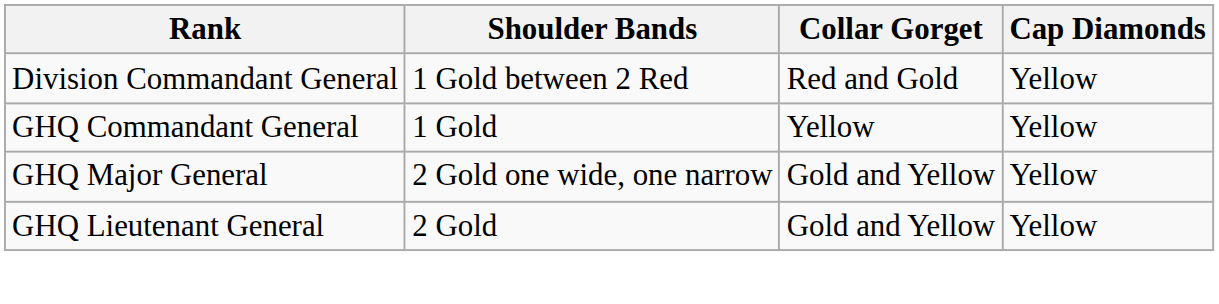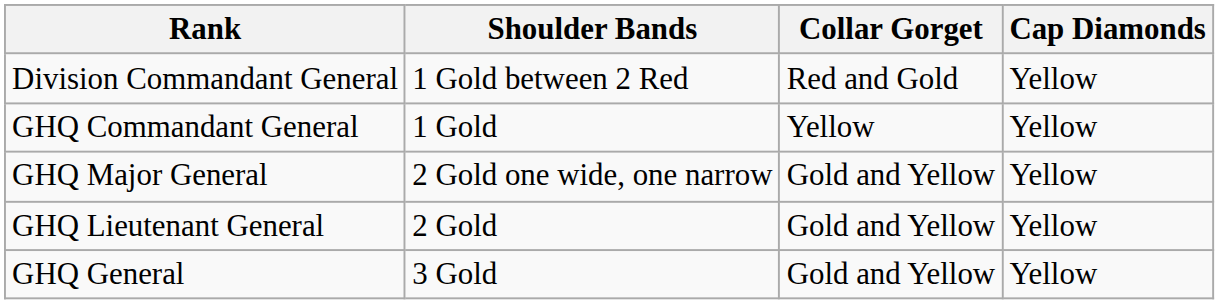+ row: (98, 273)
